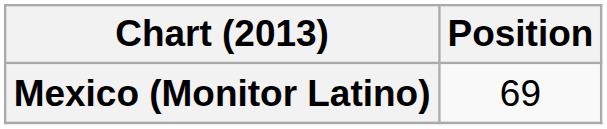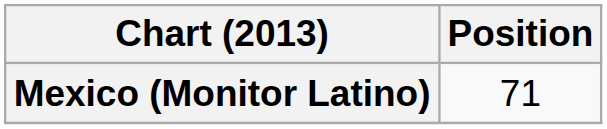(520, 92) 69 -> (520, 92) 71
